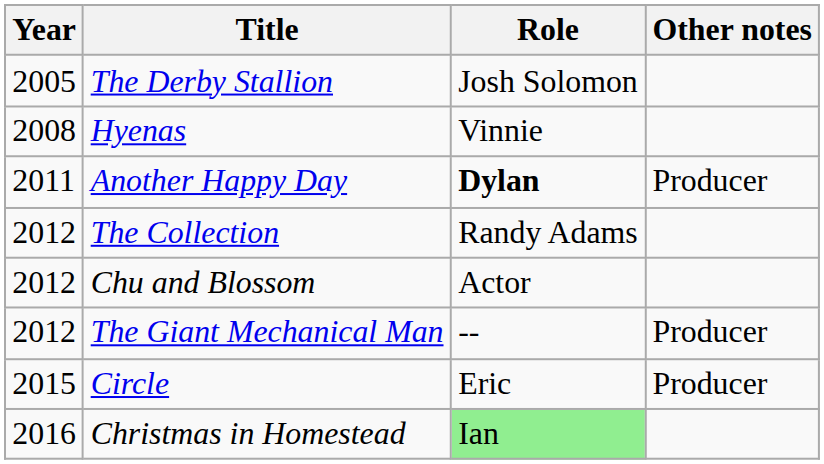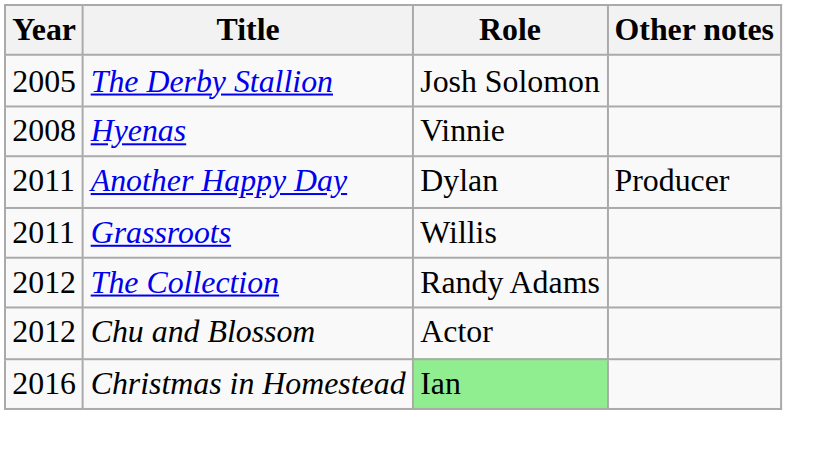(499, 181) bold -> (459, 181) normal
+ row: (161, 231)
- row: (267, 332)
- row: (130, 383)
